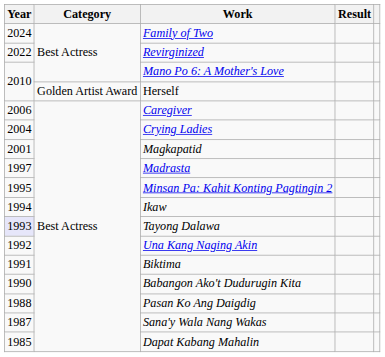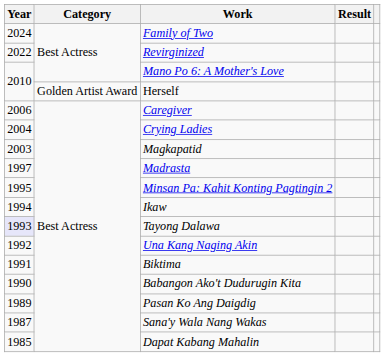(19, 149) 2001 -> (19, 149) 2003
(19, 303) 1988 -> (19, 303) 1989
